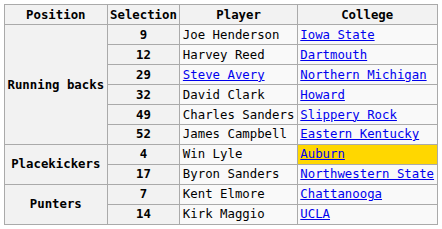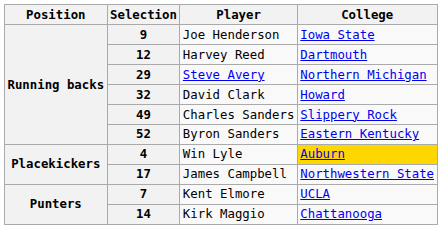(235, 134) James Campbell -> (231, 134) Byron Sanders
(231, 174) Byron Sanders -> (235, 174) James Campbell
(341, 194) Chattanooga -> (315, 194) UCLA
(315, 214) UCLA -> (341, 214) Chattanooga
